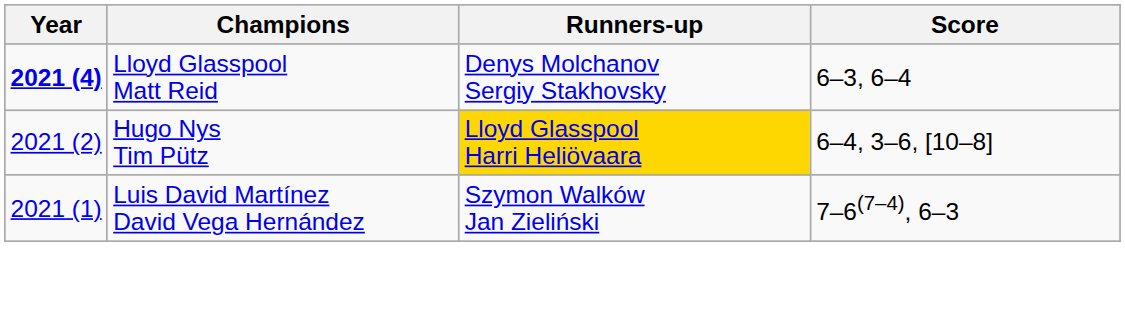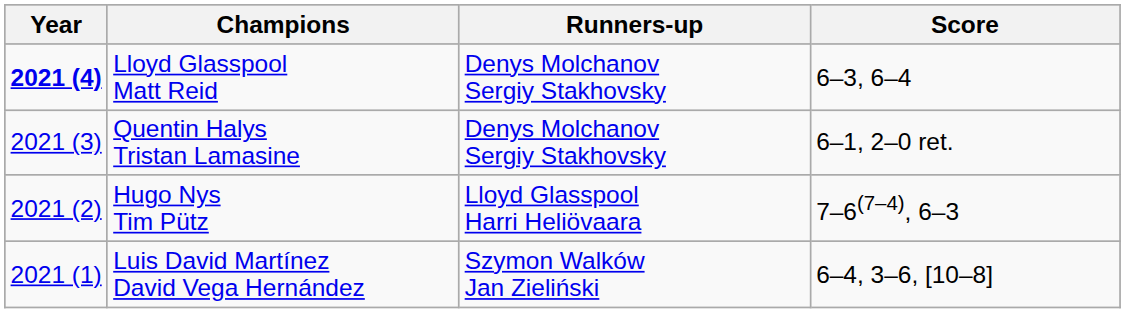+ row: (207, 143)
(553, 143) gold background -> (553, 209) no background
(905, 143) 6–4, 3–6, [10–8] -> (888, 209) 7–6(7–4), 6–3
(888, 209) 7–6(7–4), 6–3 -> (905, 274) 6–4, 3–6, [10–8]
